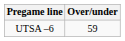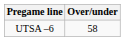(93, 28) 59 -> (93, 28) 58
